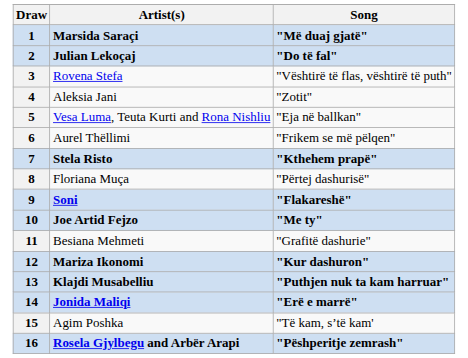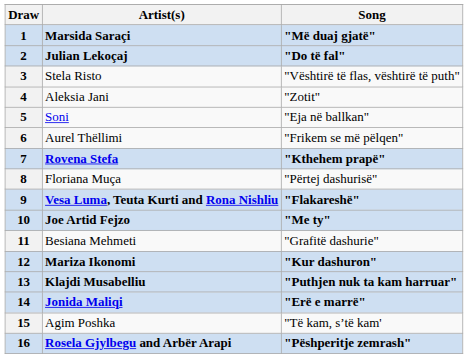(88, 76) Rovena Stefa -> (73, 76) Stela Risto
(162, 117) Vesa Luma, Teuta Kurti and Rona Nishliu -> (57, 117) Soni
(83, 158) Stela Risto -> (82, 158) Rovena Stefa
(65, 199) Soni -> (162, 199) Vesa Luma, Teuta Kurti and Rona Nishliu
